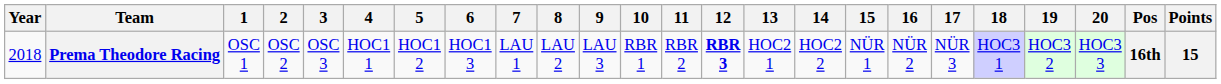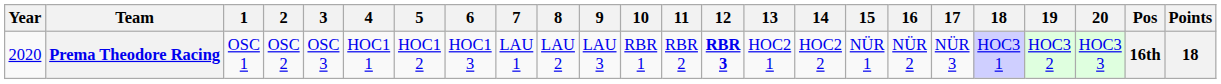(25, 54) 2018 -> (25, 54) 2020
(1190, 54) 15 -> (1190, 54) 18
